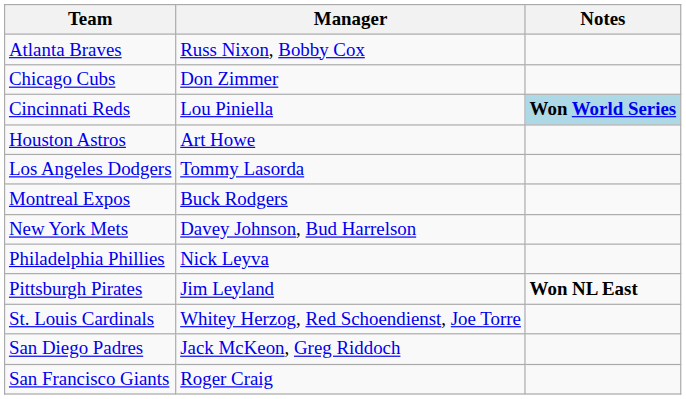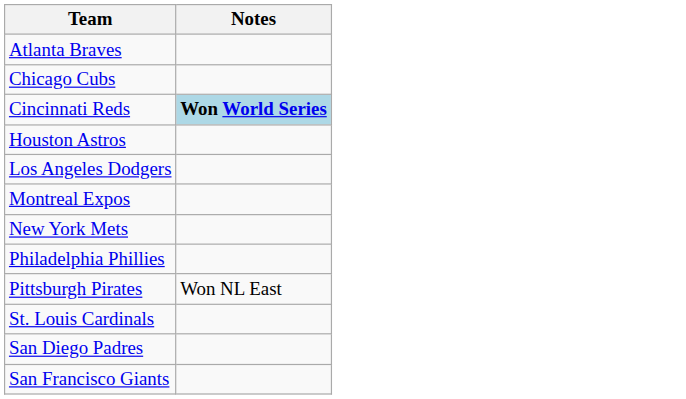- column: (351, 19)
(584, 288) bold -> (231, 288) normal
